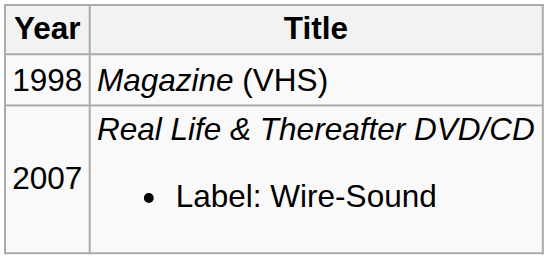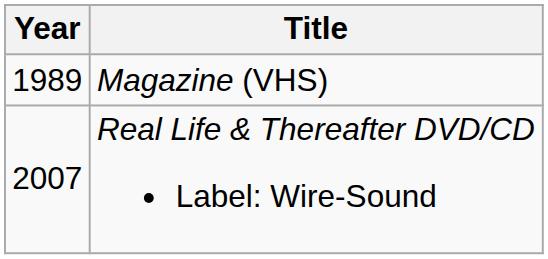(47, 79) 1998 -> (47, 79) 1989
